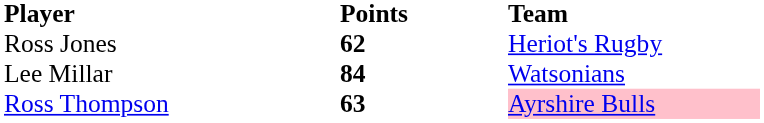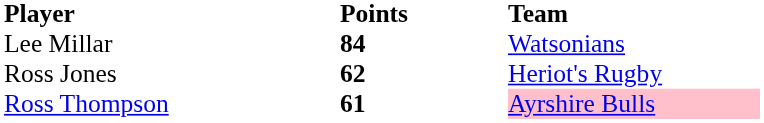rows swapped: (58, 73) <-> (60, 43)
(353, 103) 63 -> (353, 103) 61
